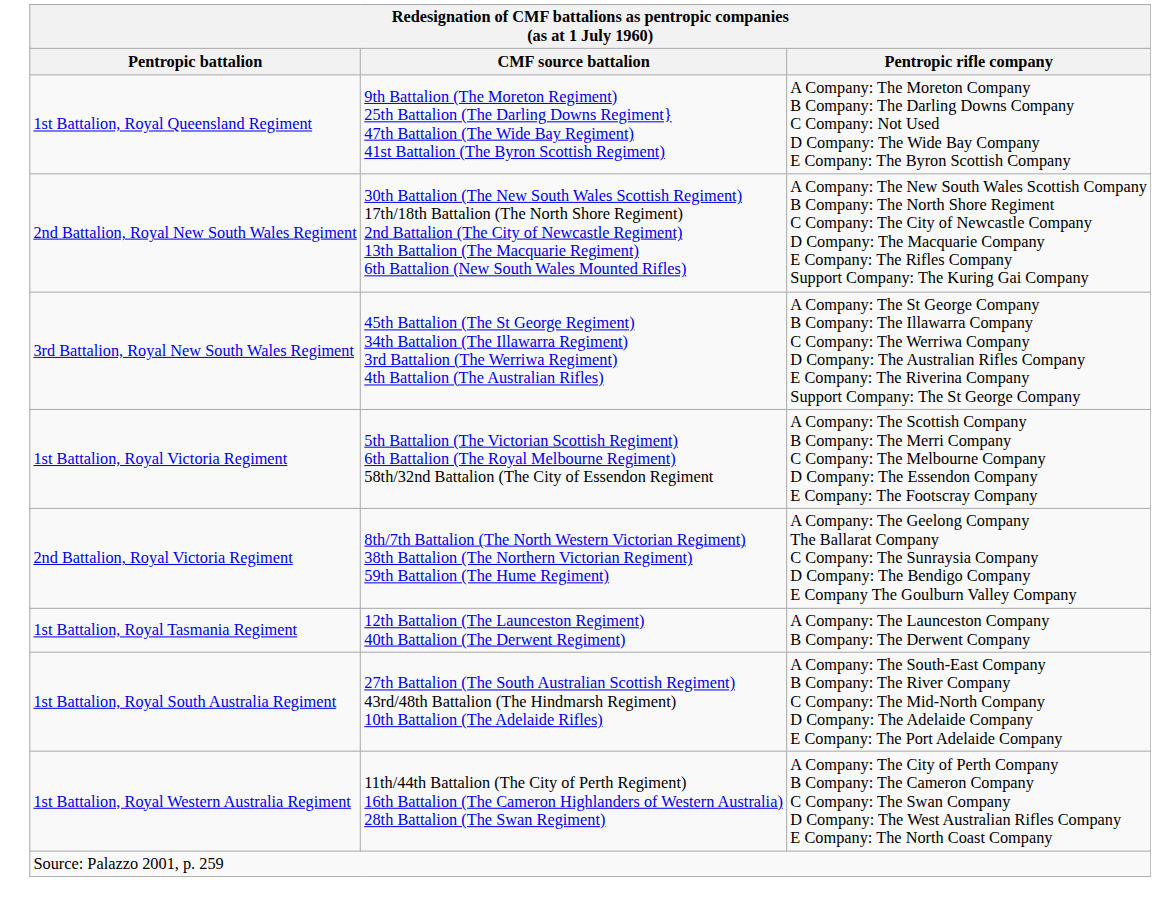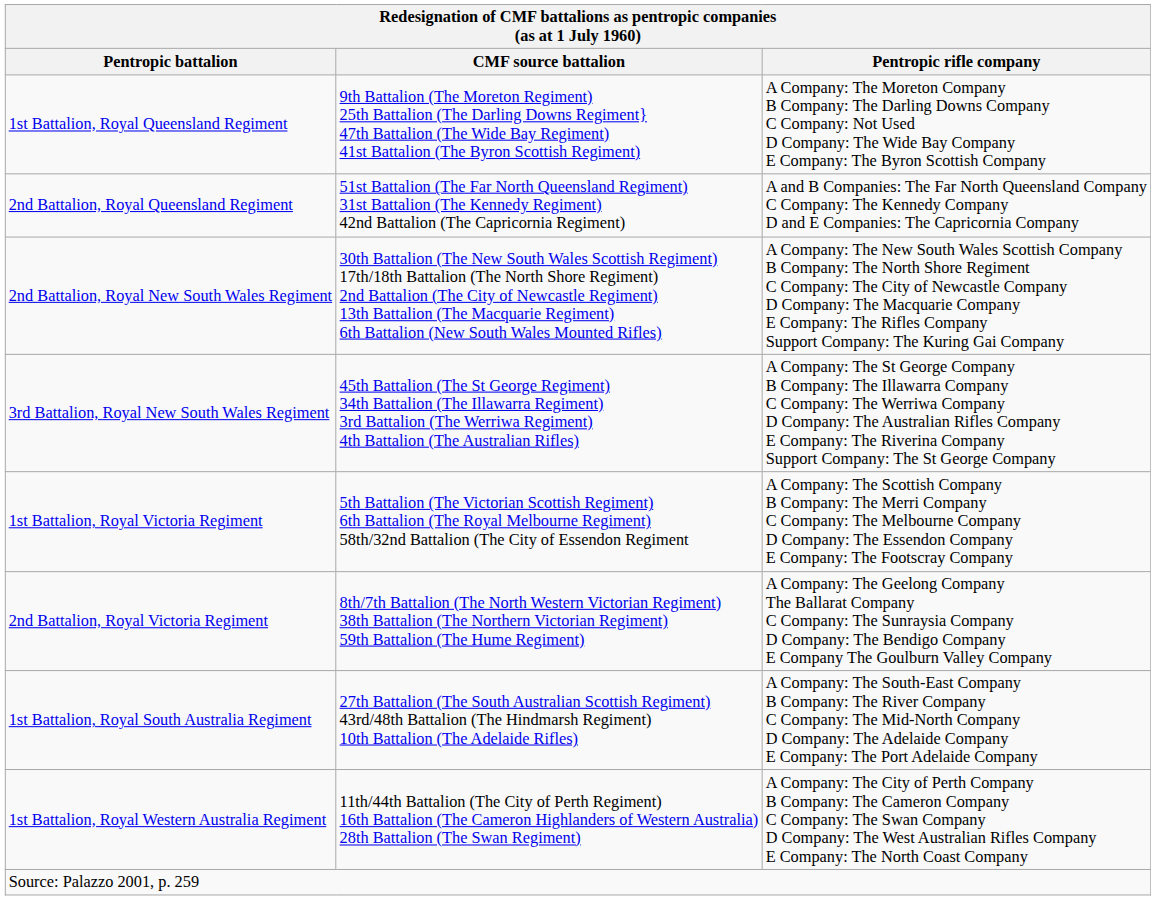+ row: (151, 205)
- row: (165, 630)
